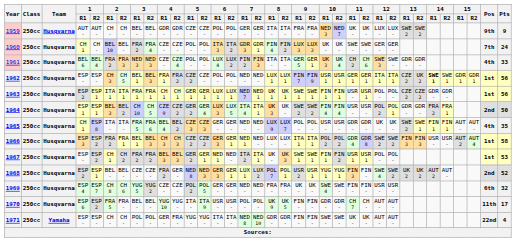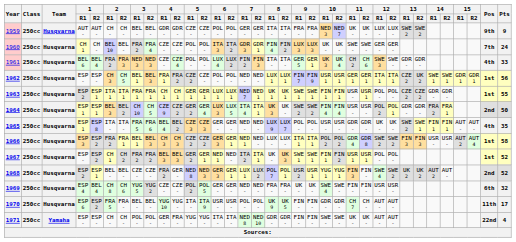(433, 78) bold -> (433, 78) normal
(504, 94) 56 -> (504, 94) 55
(83, 126) CH 1 -> (83, 126) ESP 1
(504, 157) 53 -> (504, 157) 52
(96, 189) ESP 7 -> (96, 189) BEL 4
